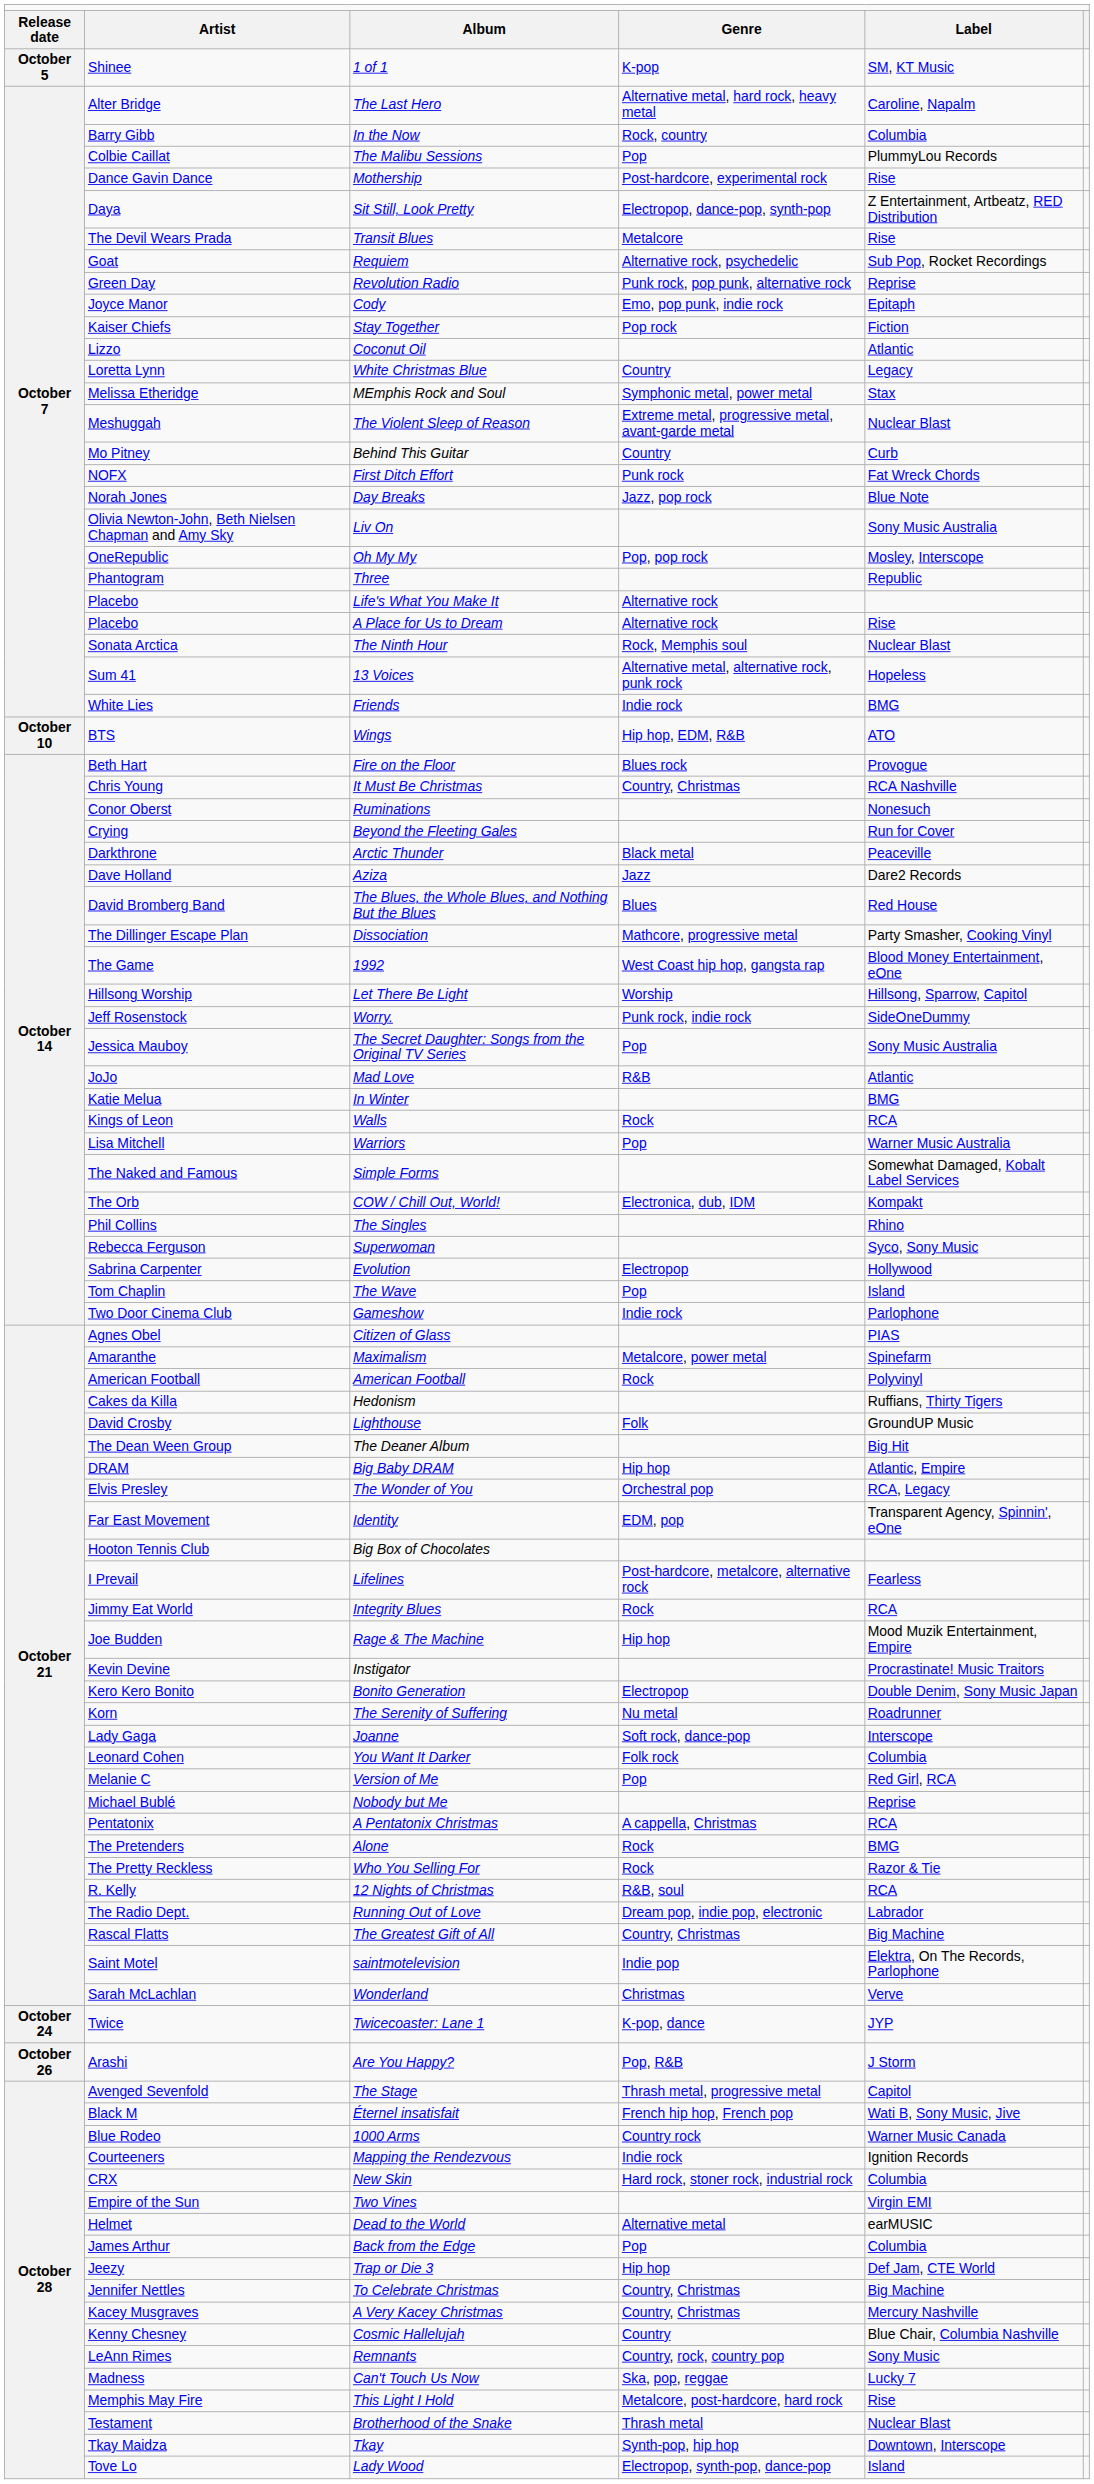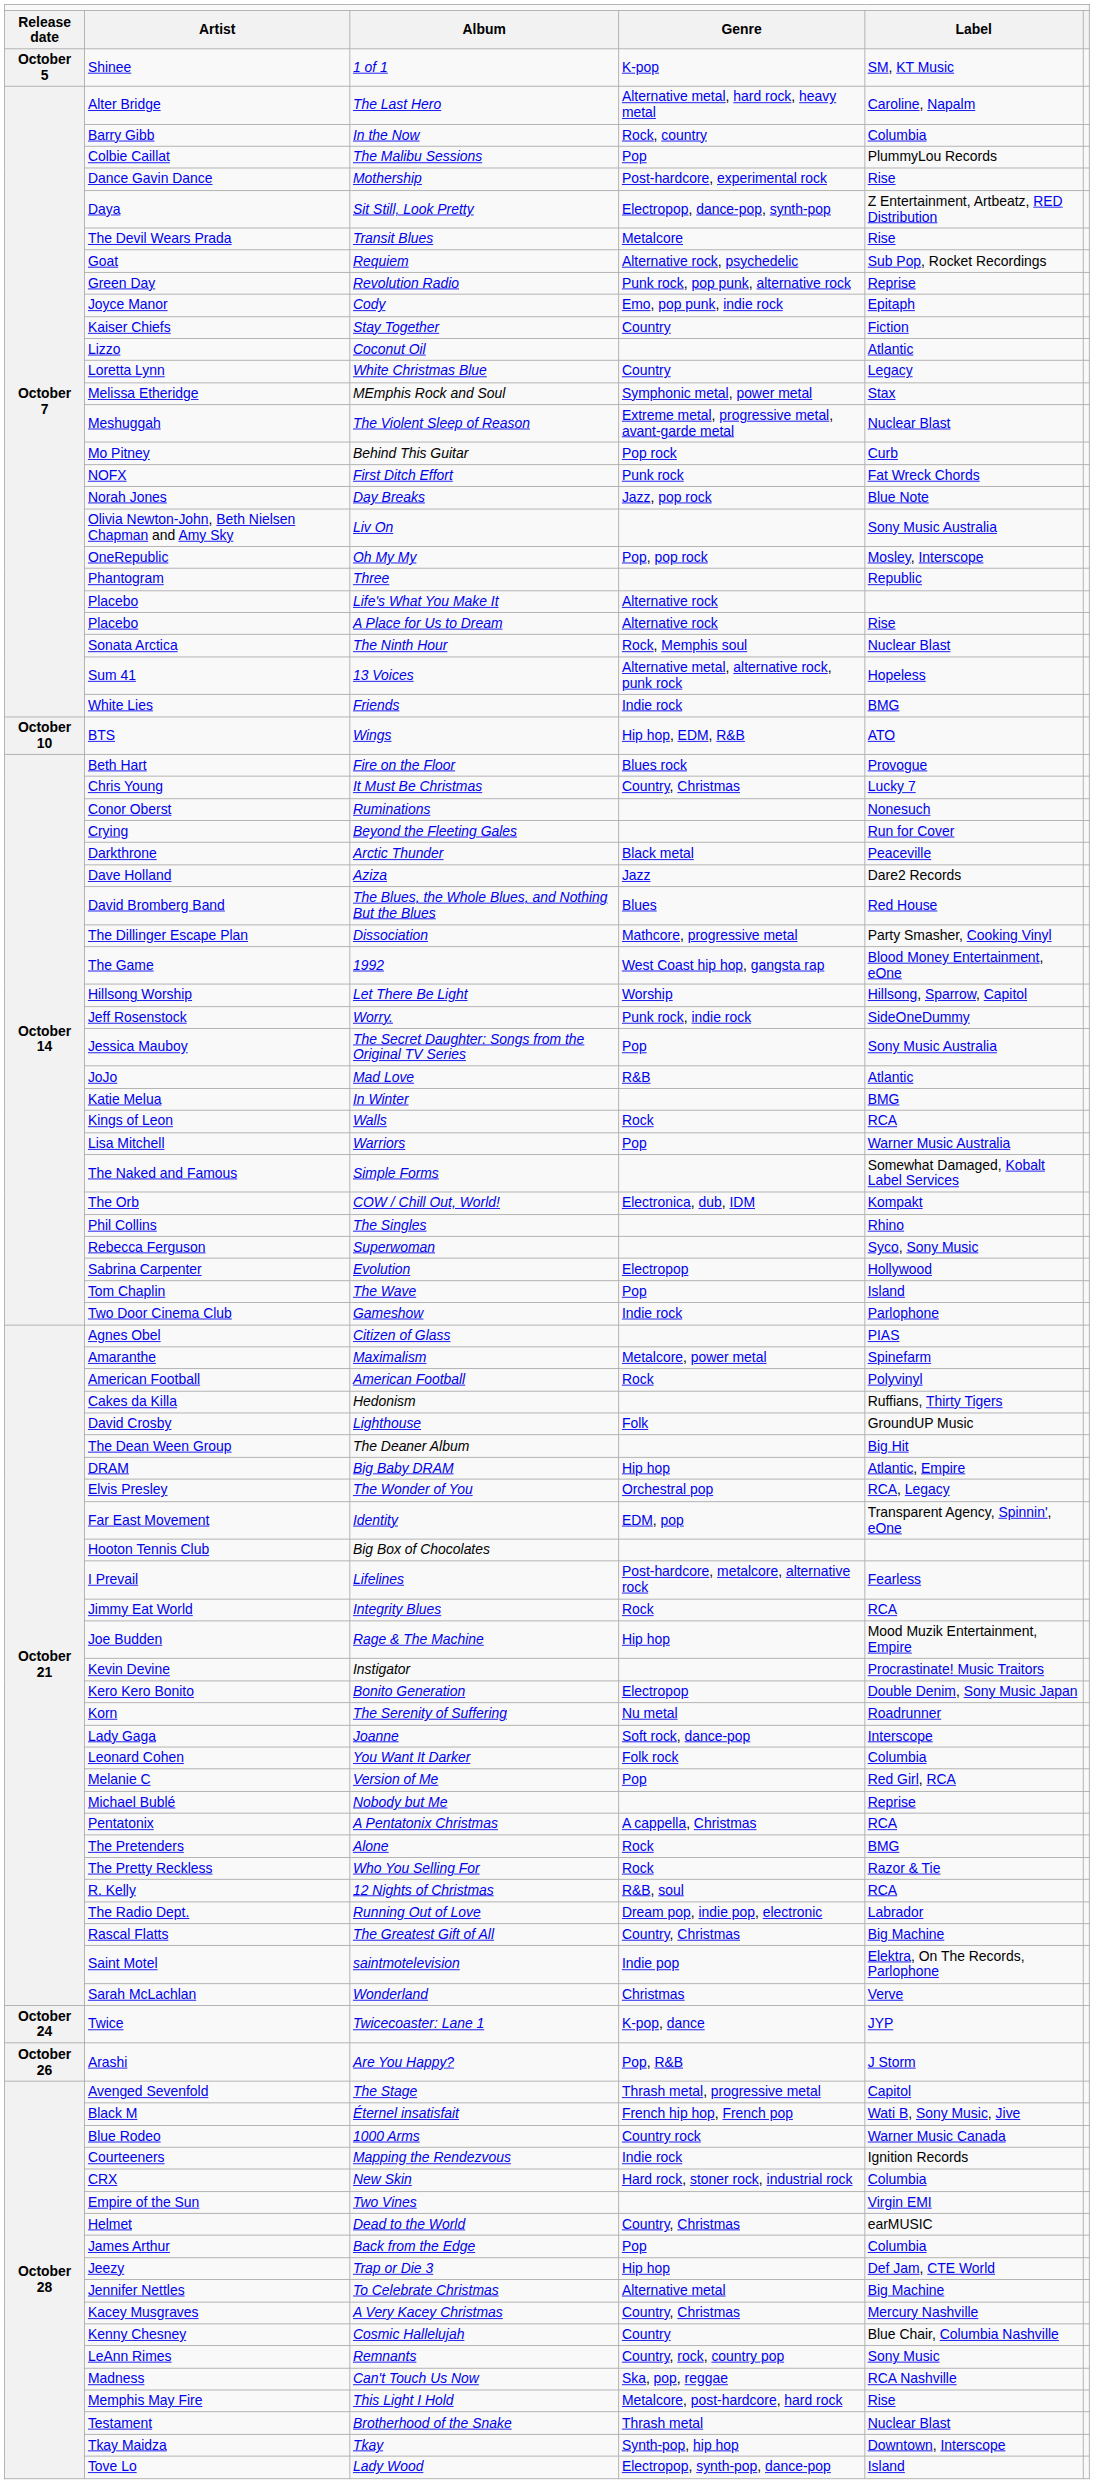(649, 327) Pop rock -> (646, 327) Country
(646, 453) Country -> (649, 453) Pop rock
(912, 787) RCA Nashville -> (892, 787) Lucky 7
(674, 2224) Alternative metal -> (681, 2224) Country, Christmas
(681, 2290) Country, Christmas -> (674, 2290) Alternative metal
(892, 2379) Lucky 7 -> (912, 2379) RCA Nashville
